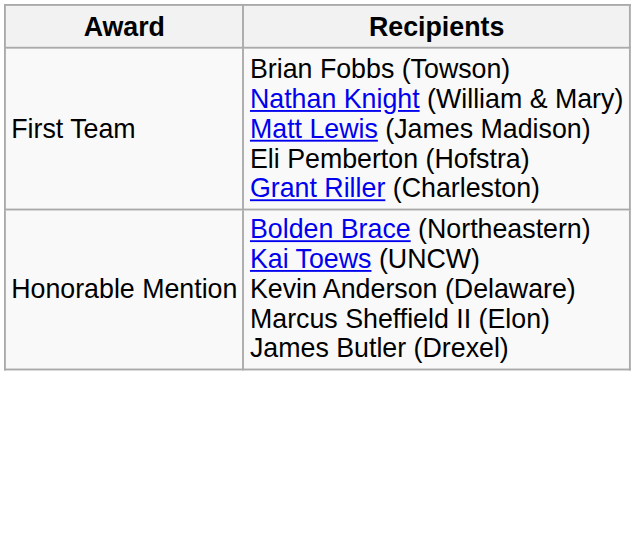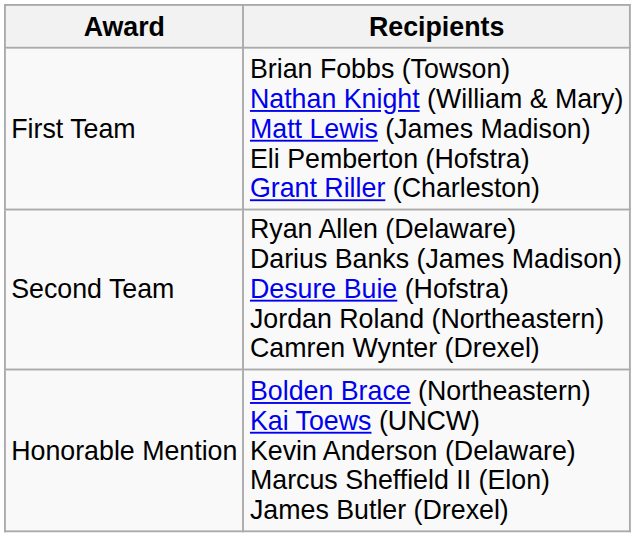+ row: (93, 290)
